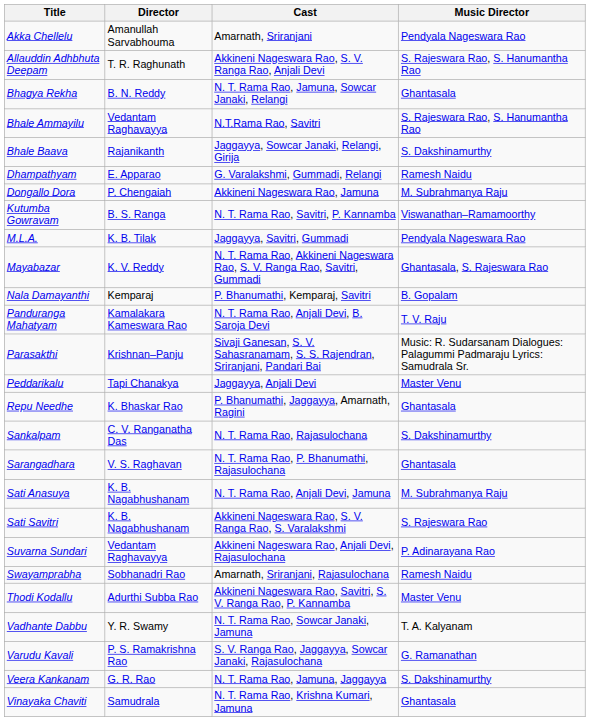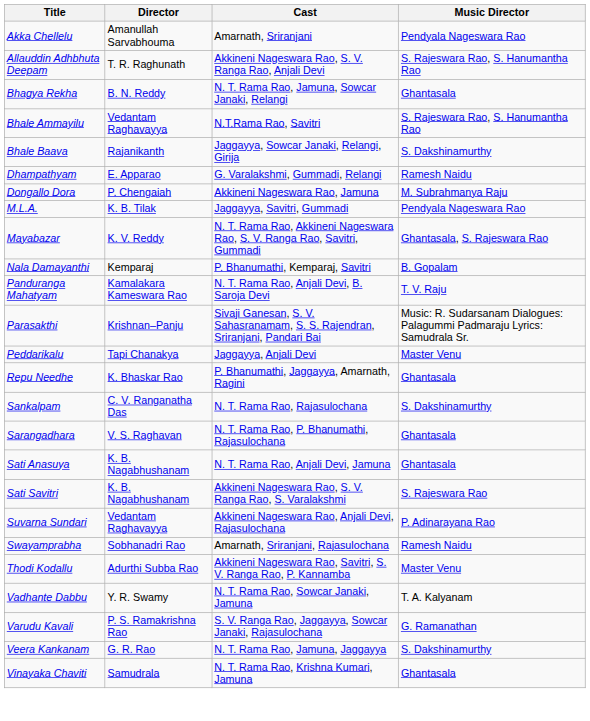- row: (33, 215)
(454, 493) M. Subrahmanya Raju -> (428, 464) Ghantasala
